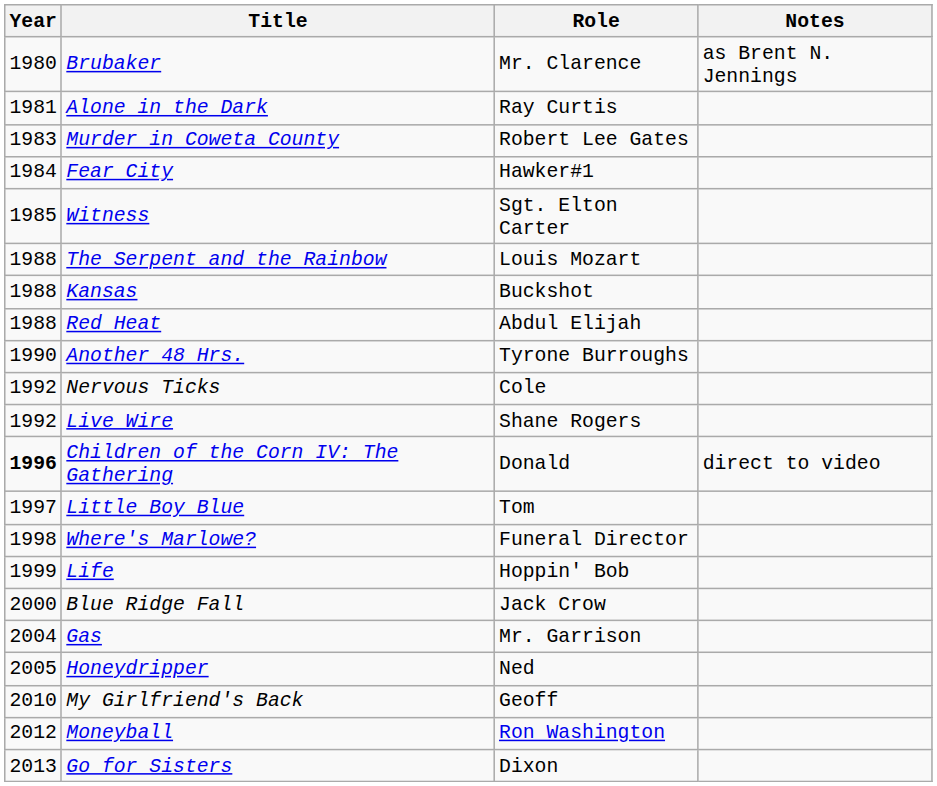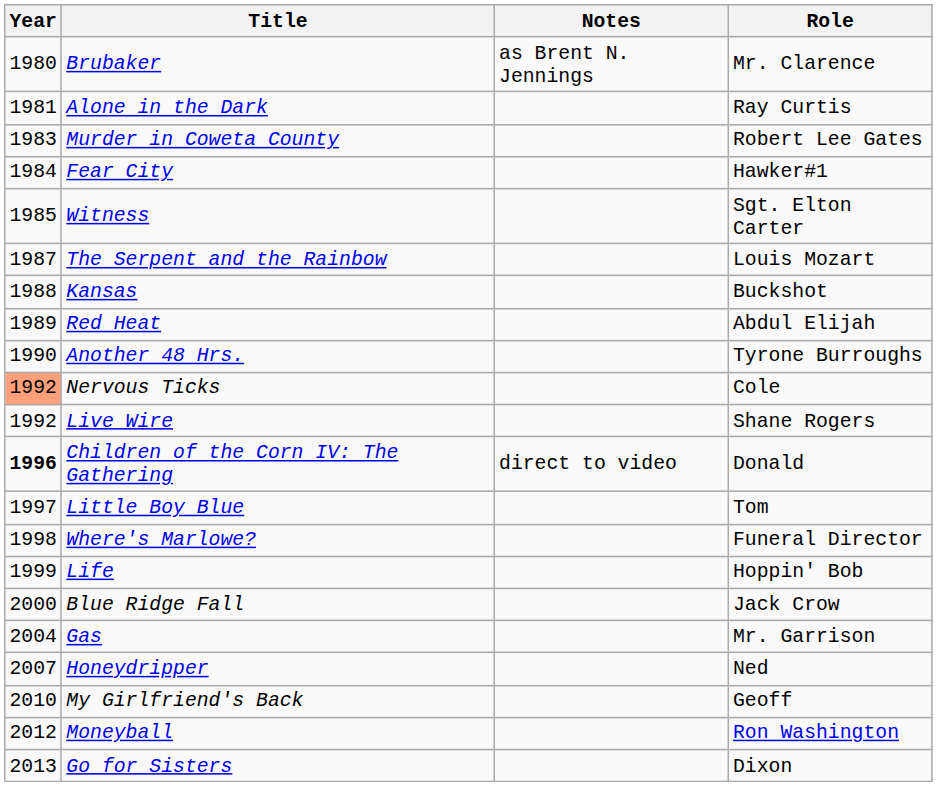columns swapped: (596, 21) <-> (815, 21)
(33, 260) 1988 -> (33, 260) 1987
(33, 324) 1988 -> (33, 324) 1989
(33, 389) no background -> (33, 389) lightsalmon background
(33, 669) 2005 -> (33, 669) 2007
